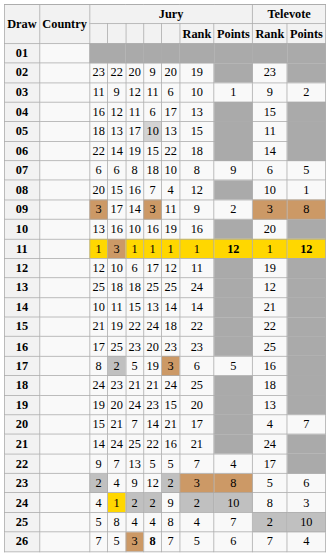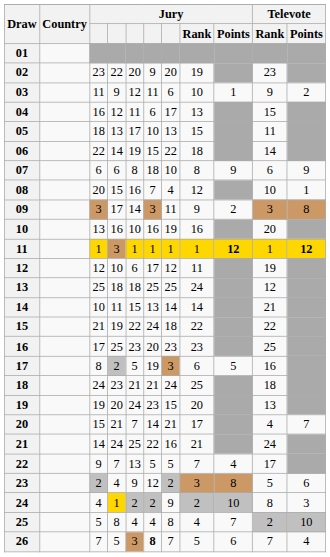(153, 131) lightgrey background -> (153, 131) no background
(306, 170) 5 -> (306, 170) 9
